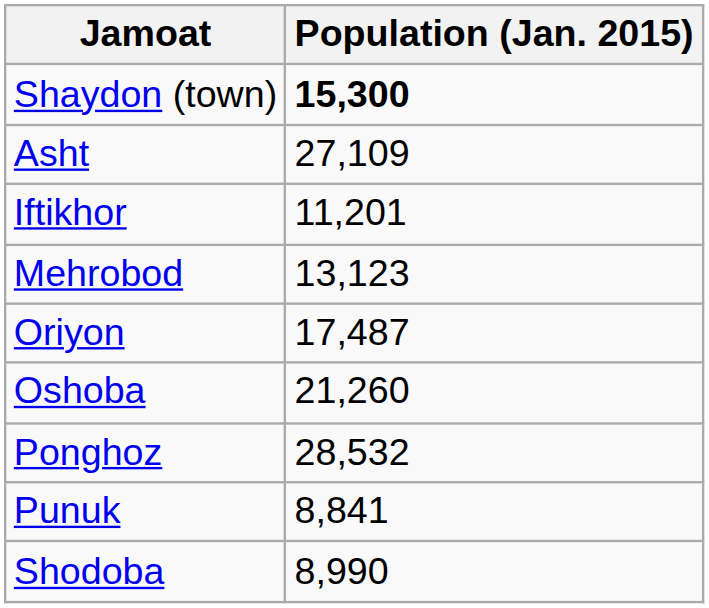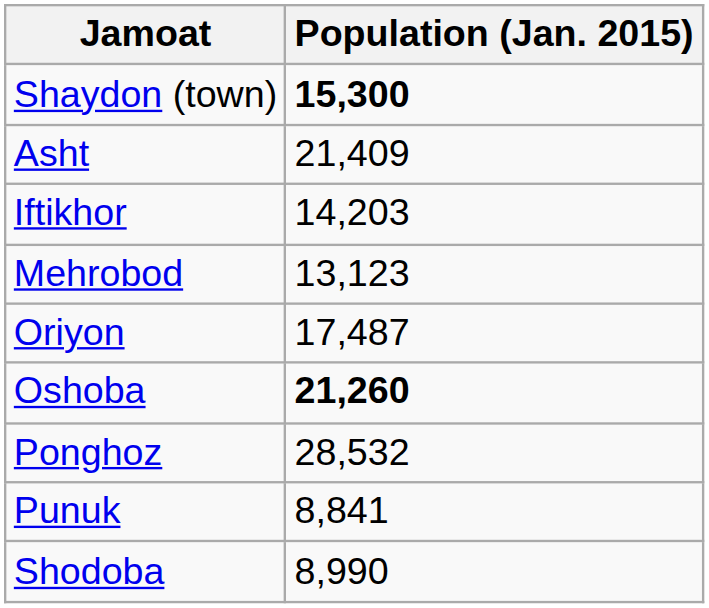(352, 153) 27,109 -> (352, 153) 21,409
(351, 213) 11,201 -> (352, 213) 14,203
(352, 392) normal -> (352, 392) bold
